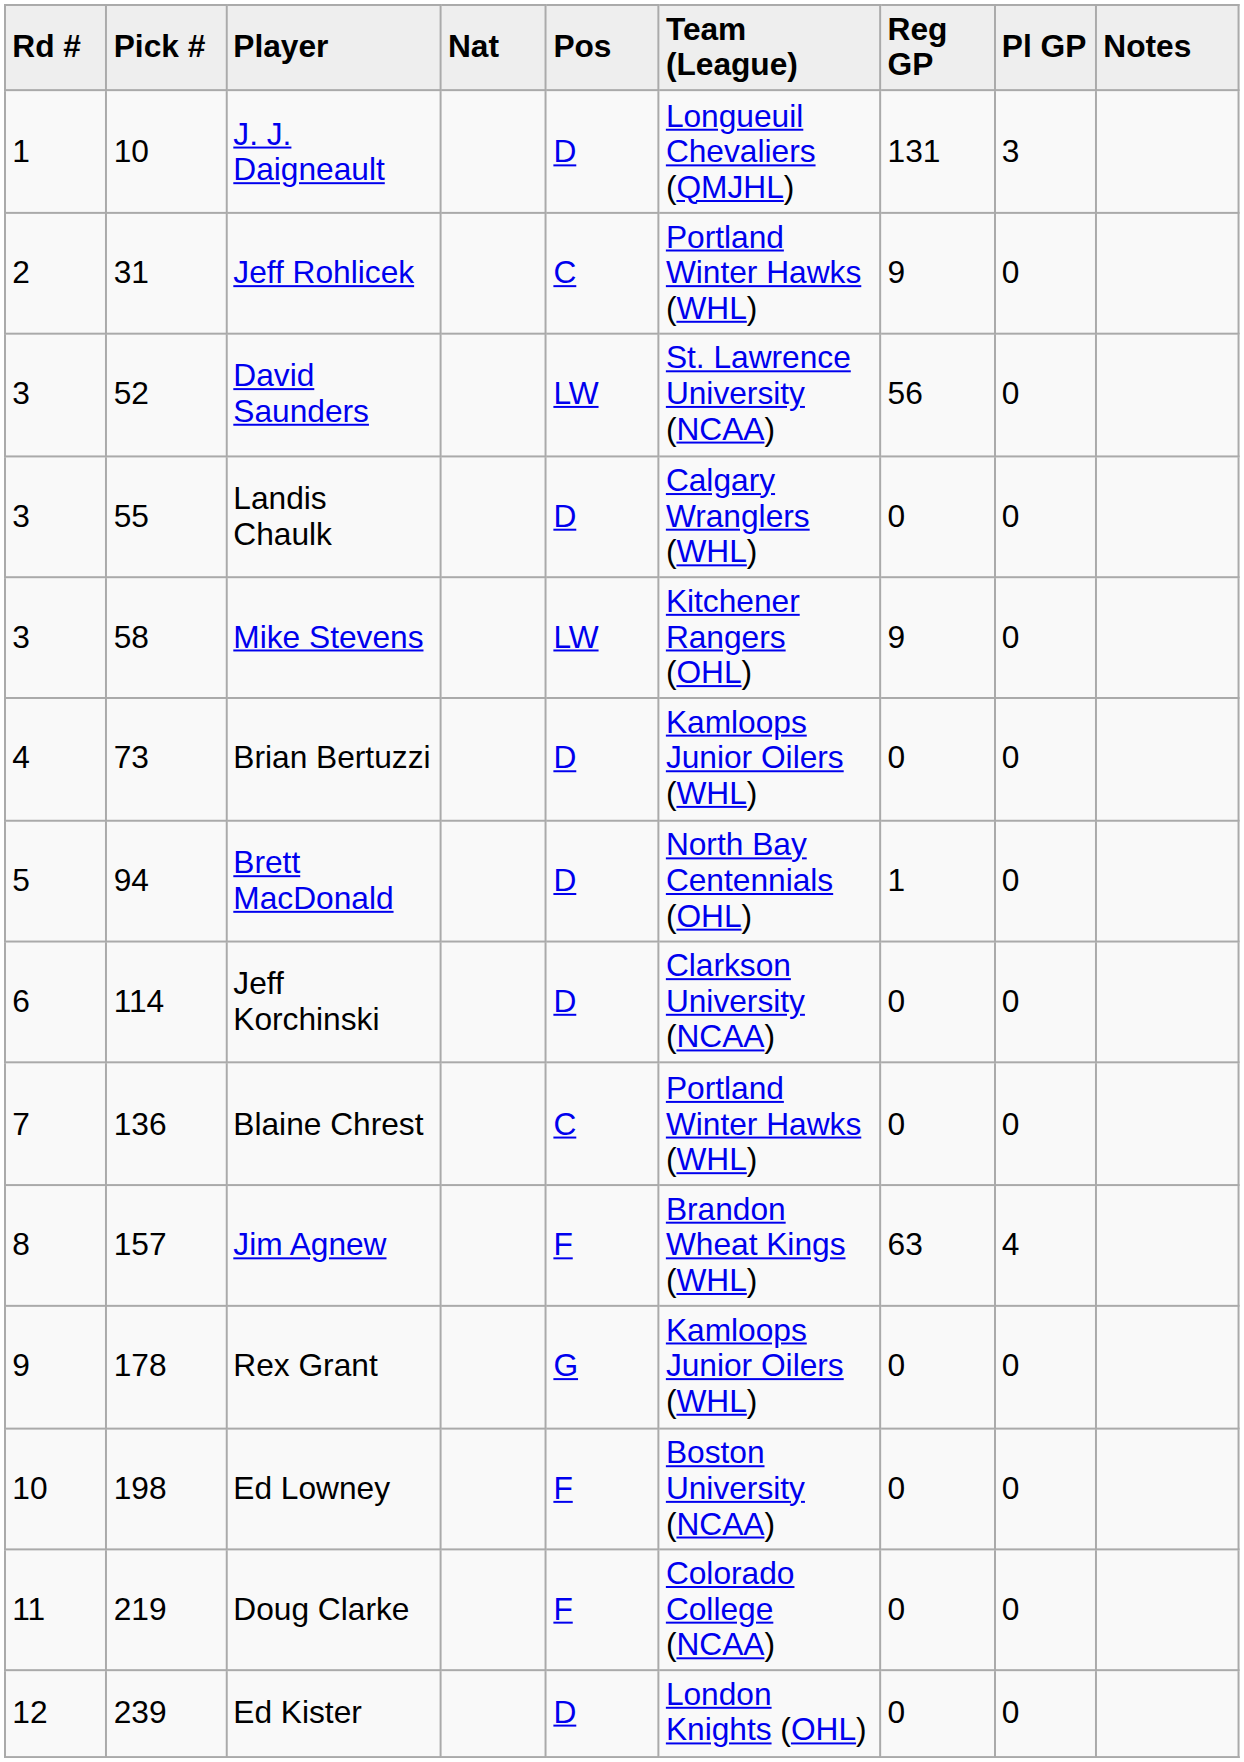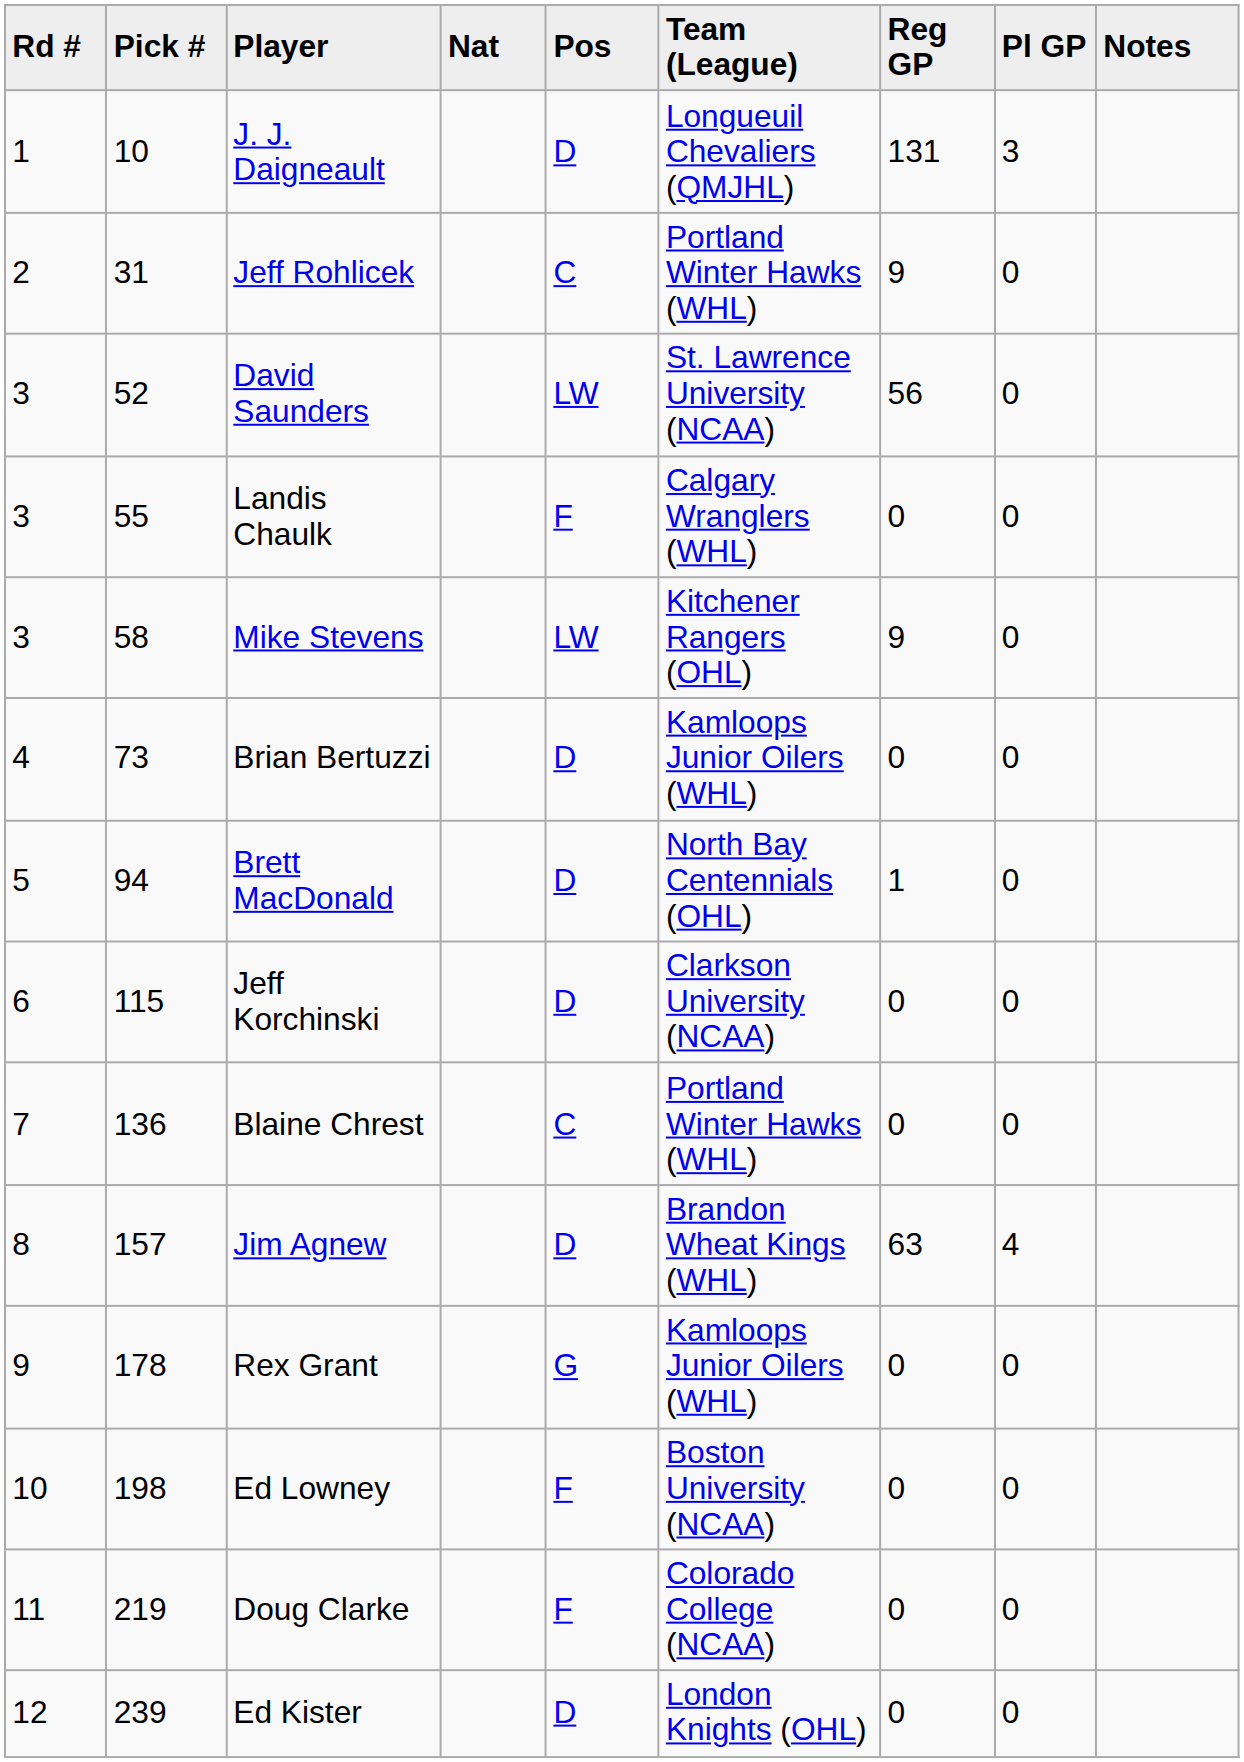(565, 515) D -> (563, 515) F
(139, 1001) 114 -> (139, 1001) 115
(563, 1244) F -> (565, 1244) D
